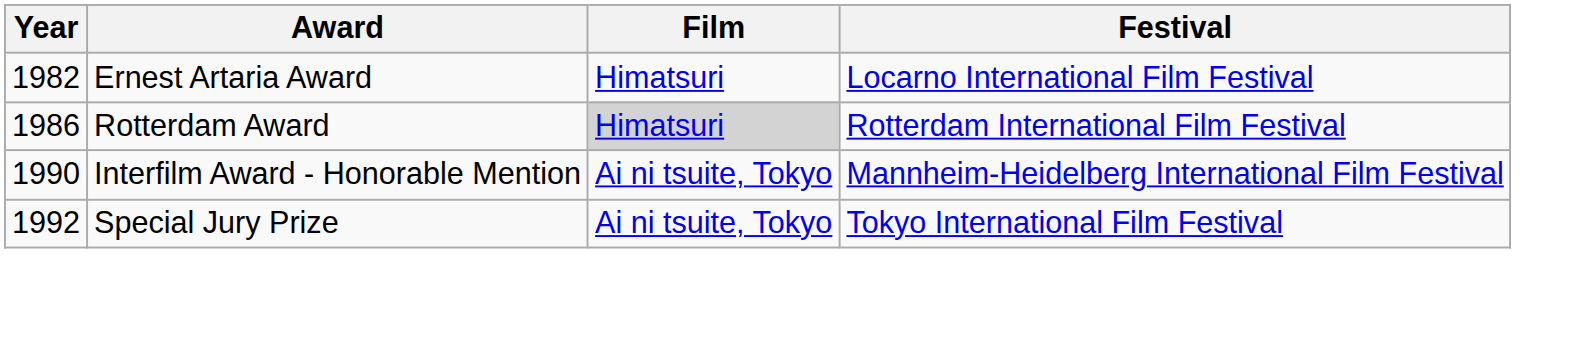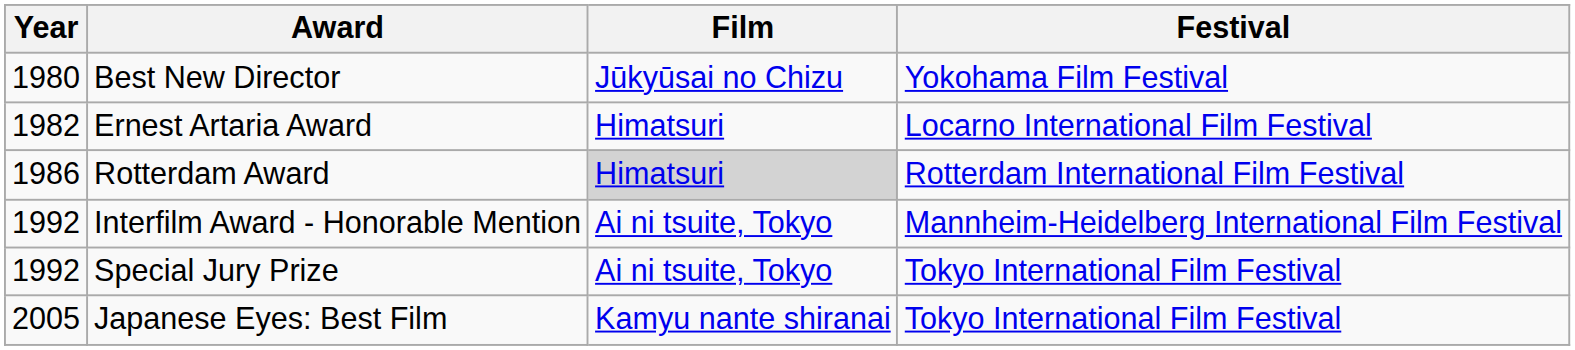+ row: (217, 77)
(46, 174) 1990 -> (46, 222) 1992
+ row: (271, 319)
